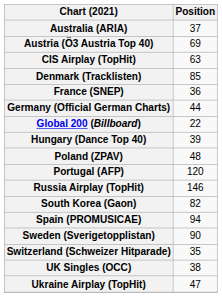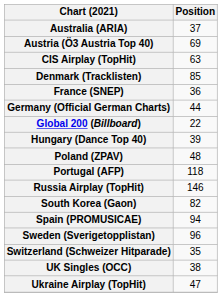(195, 172) 120 -> (195, 172) 118
(195, 236) 90 -> (195, 236) 96
